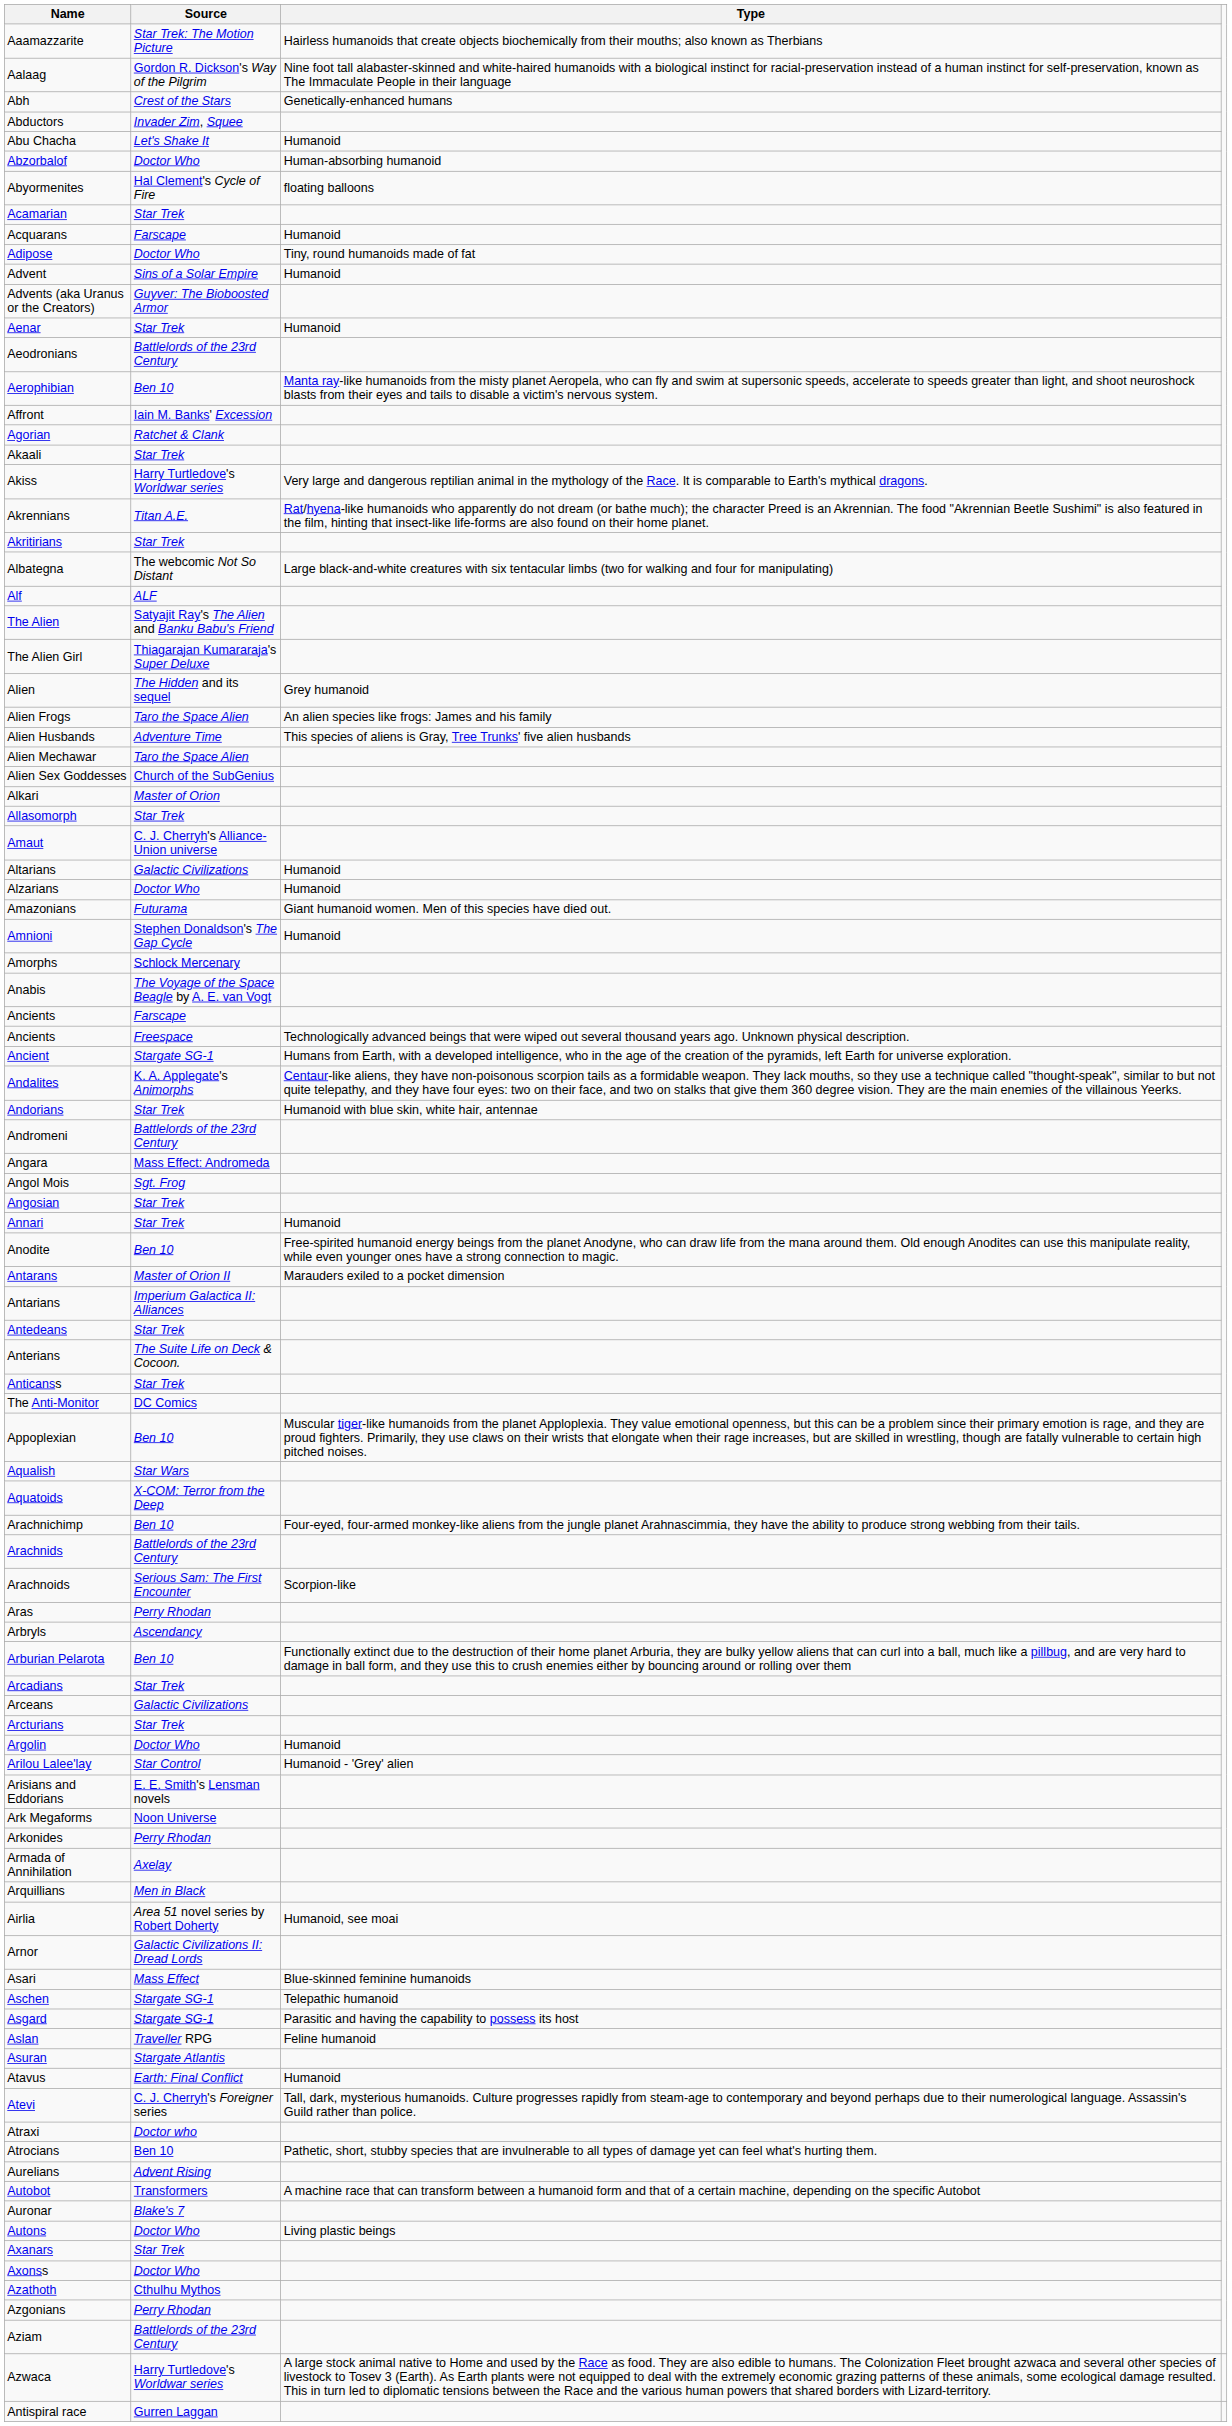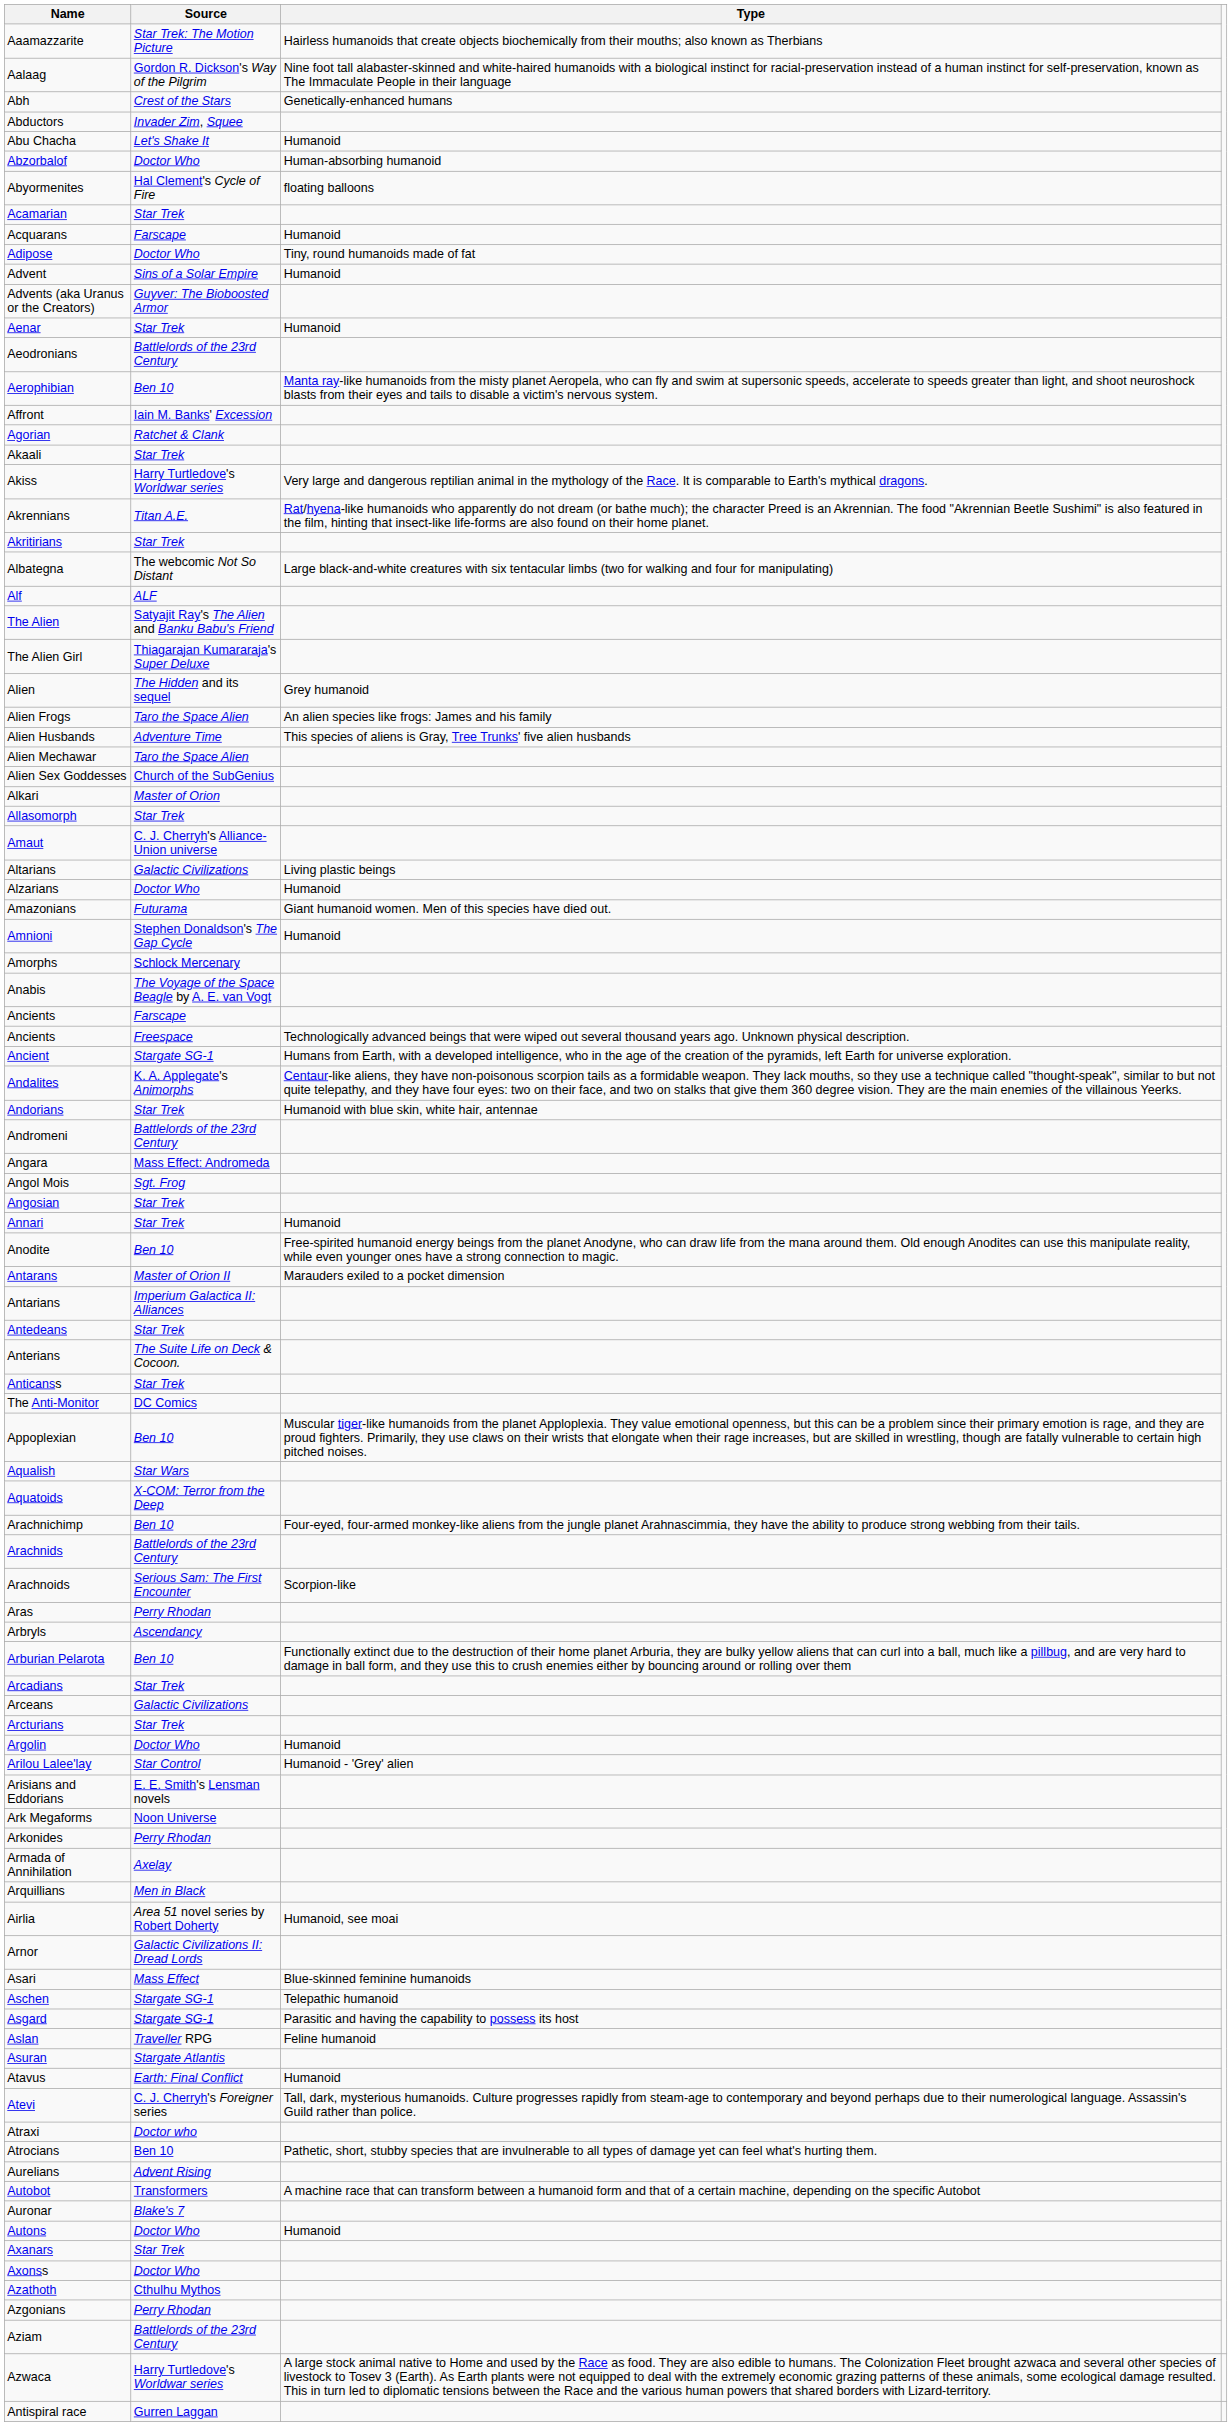(312, 869) Humanoid -> (340, 869) Living plastic beings
(340, 2230) Living plastic beings -> (312, 2230) Humanoid
